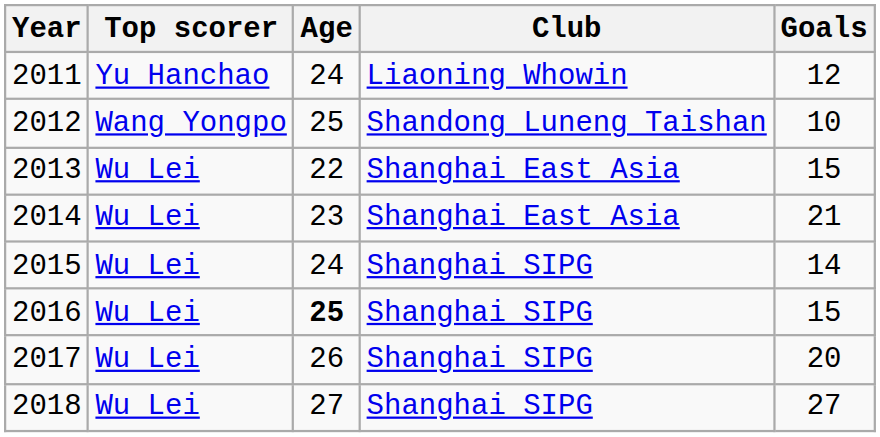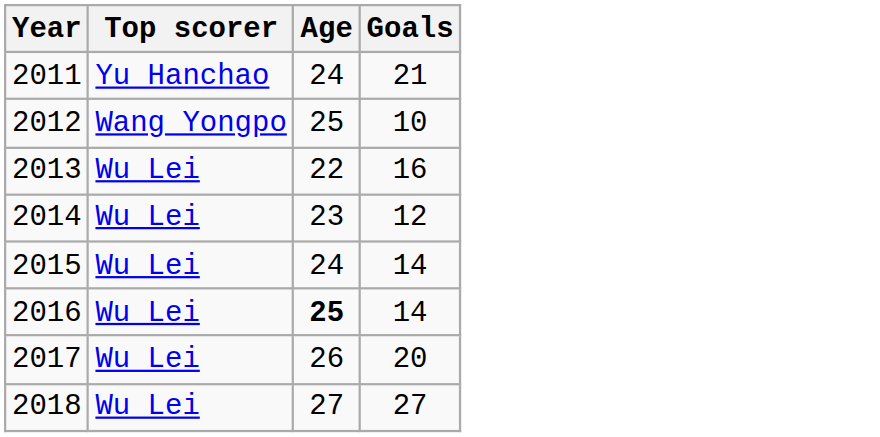- column: (567, 29)
(824, 76) 12 -> (410, 76) 21
(824, 170) 15 -> (410, 170) 16
(824, 218) 21 -> (410, 218) 12
(824, 312) 15 -> (410, 312) 14
